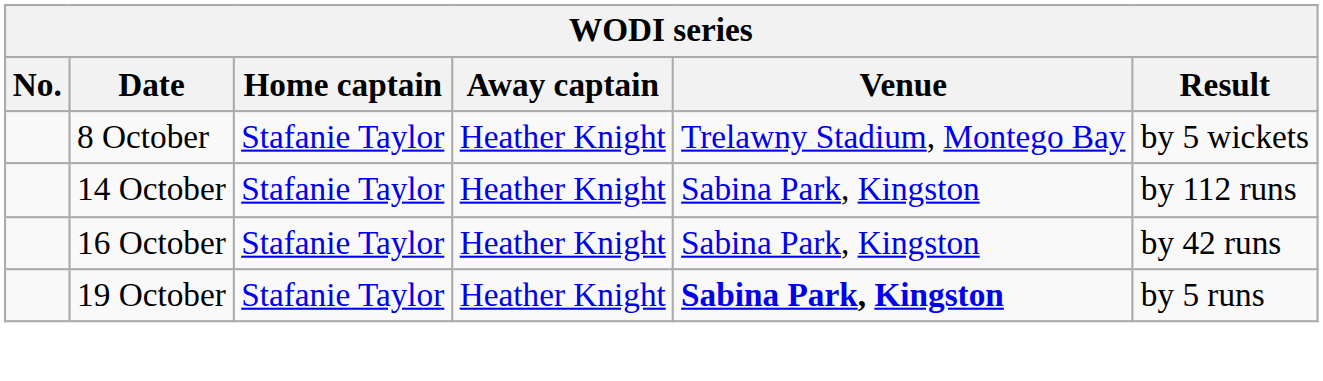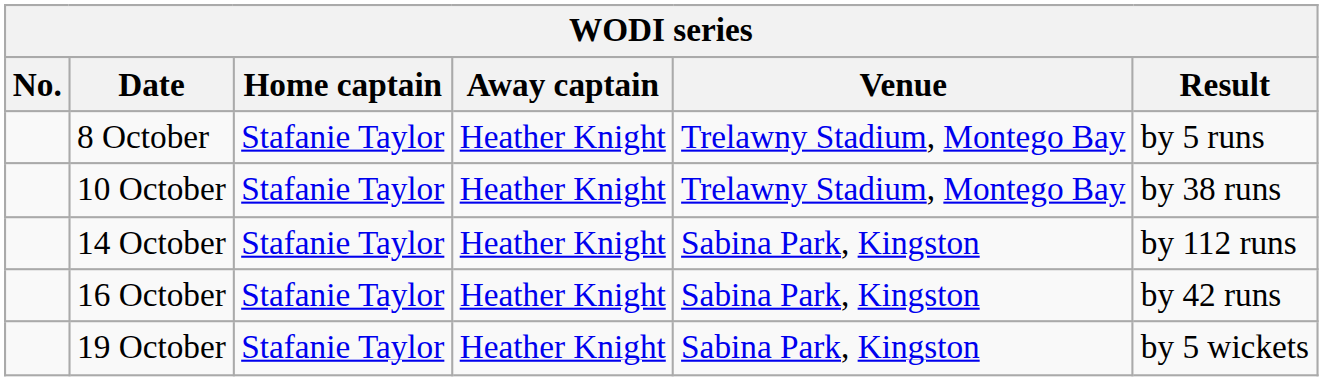(1225, 136) by 5 wickets -> (1203, 136) by 5 runs
+ row: (151, 189)
(842, 294) bold -> (830, 347) normal
(1203, 294) by 5 runs -> (1225, 347) by 5 wickets
